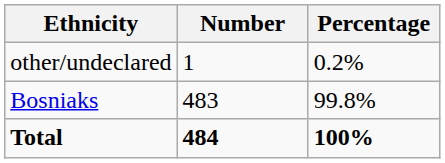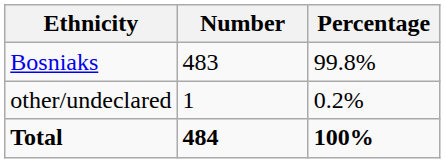rows swapped: (54, 99) <-> (91, 61)
